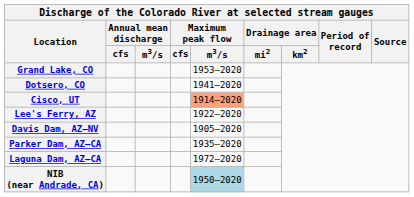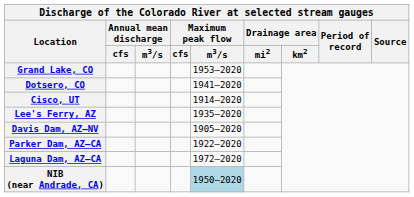(217, 100) lightsalmon background -> (217, 100) no background
(217, 115) 1922–2020 -> (217, 115) 1935–2020
(217, 144) 1935–2020 -> (217, 144) 1922–2020
